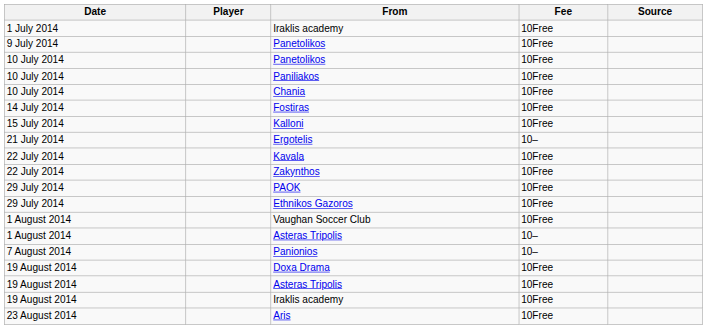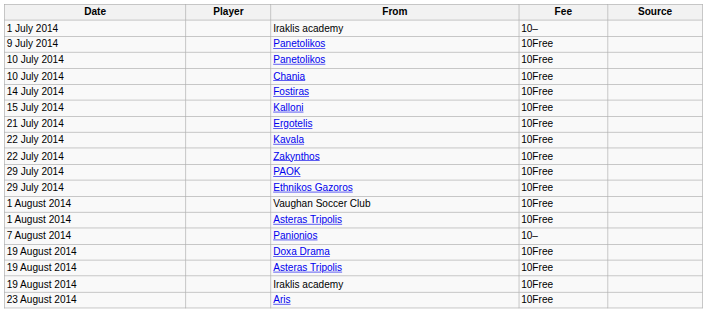(537, 28) 10Free -> (530, 28) 10–
- row: (35, 76)
(530, 140) 10– -> (537, 124) 10Free
(530, 236) 10– -> (537, 220) 10Free
